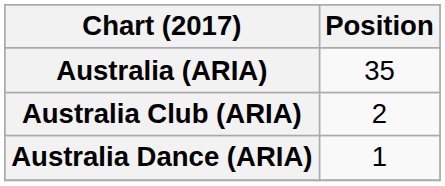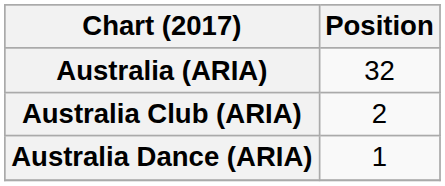(379, 69) 35 -> (379, 69) 32
